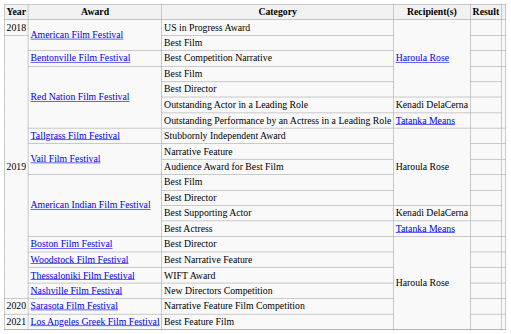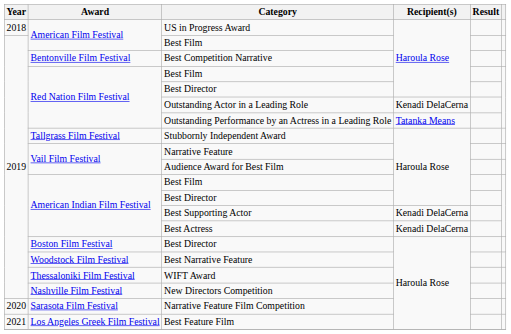(425, 228) Tatanka Means -> (432, 228) Kenadi DelaCerna
